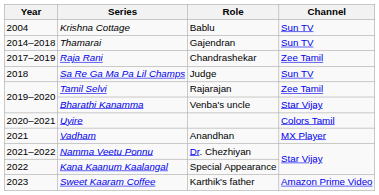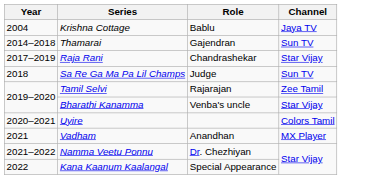(297, 27) Sun TV -> (299, 27) Jaya TV
(302, 58) Zee Tamil -> (302, 58) Star Vijay
- row: (108, 182)
